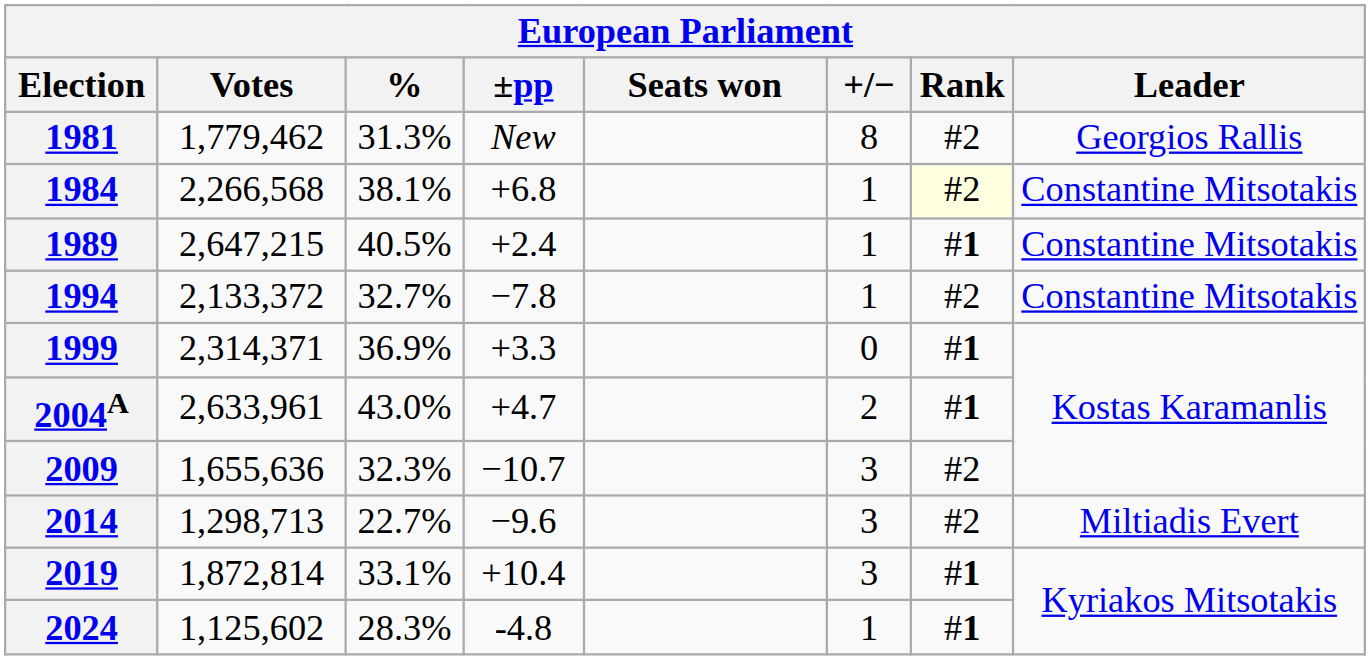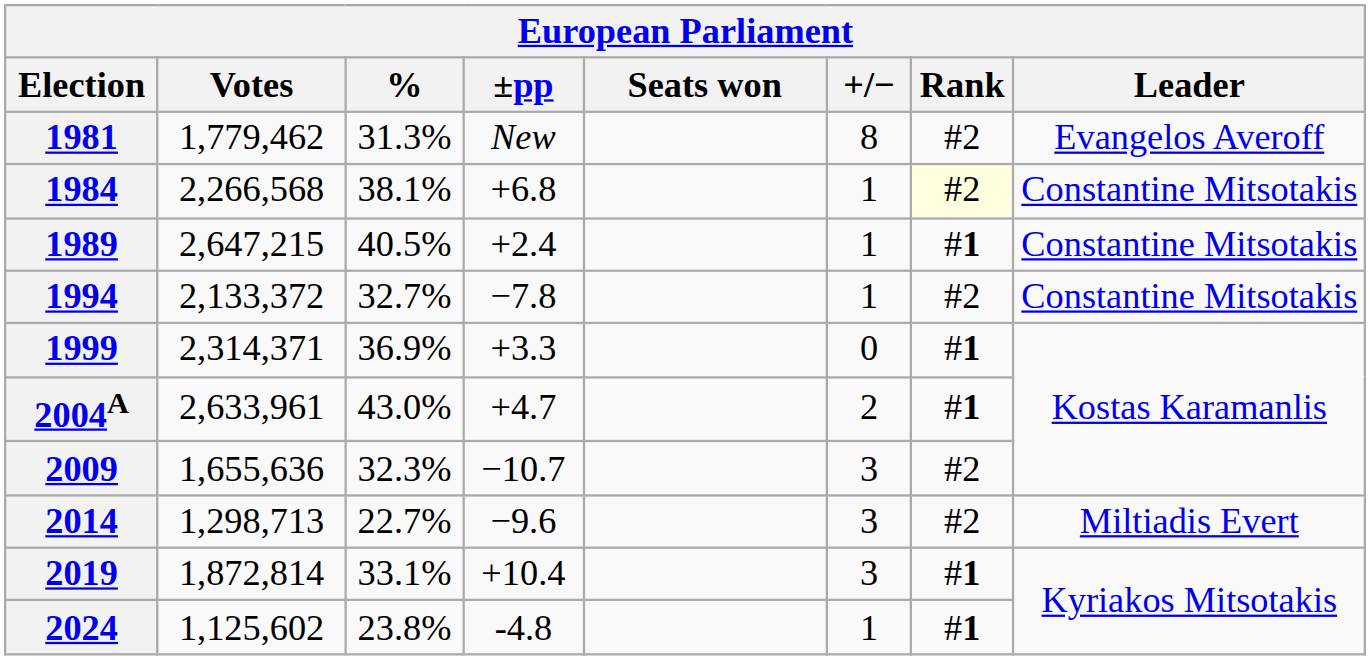(1189, 137) Georgios Rallis -> (1189, 137) Evangelos Averoff
(404, 626) 28.3% -> (404, 626) 23.8%
